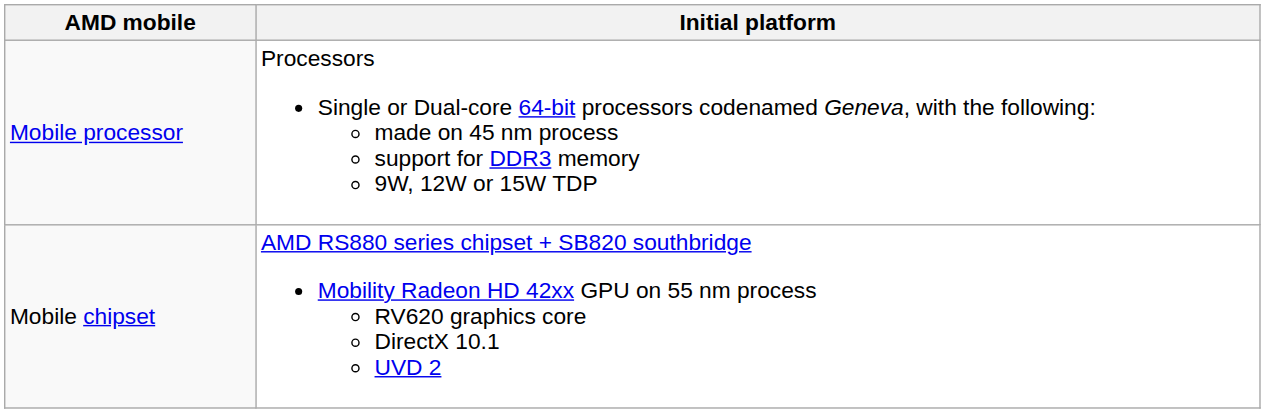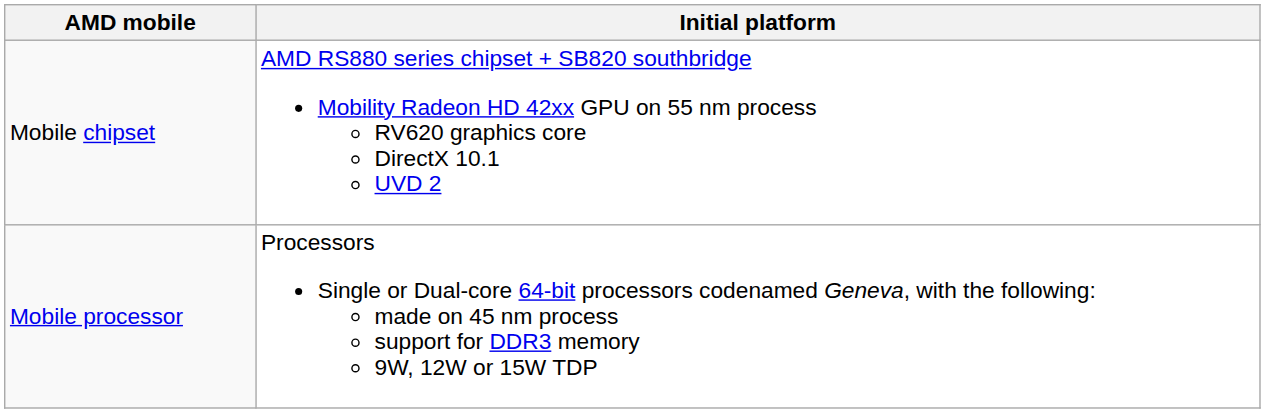rows swapped: (96, 132) <-> (83, 316)
